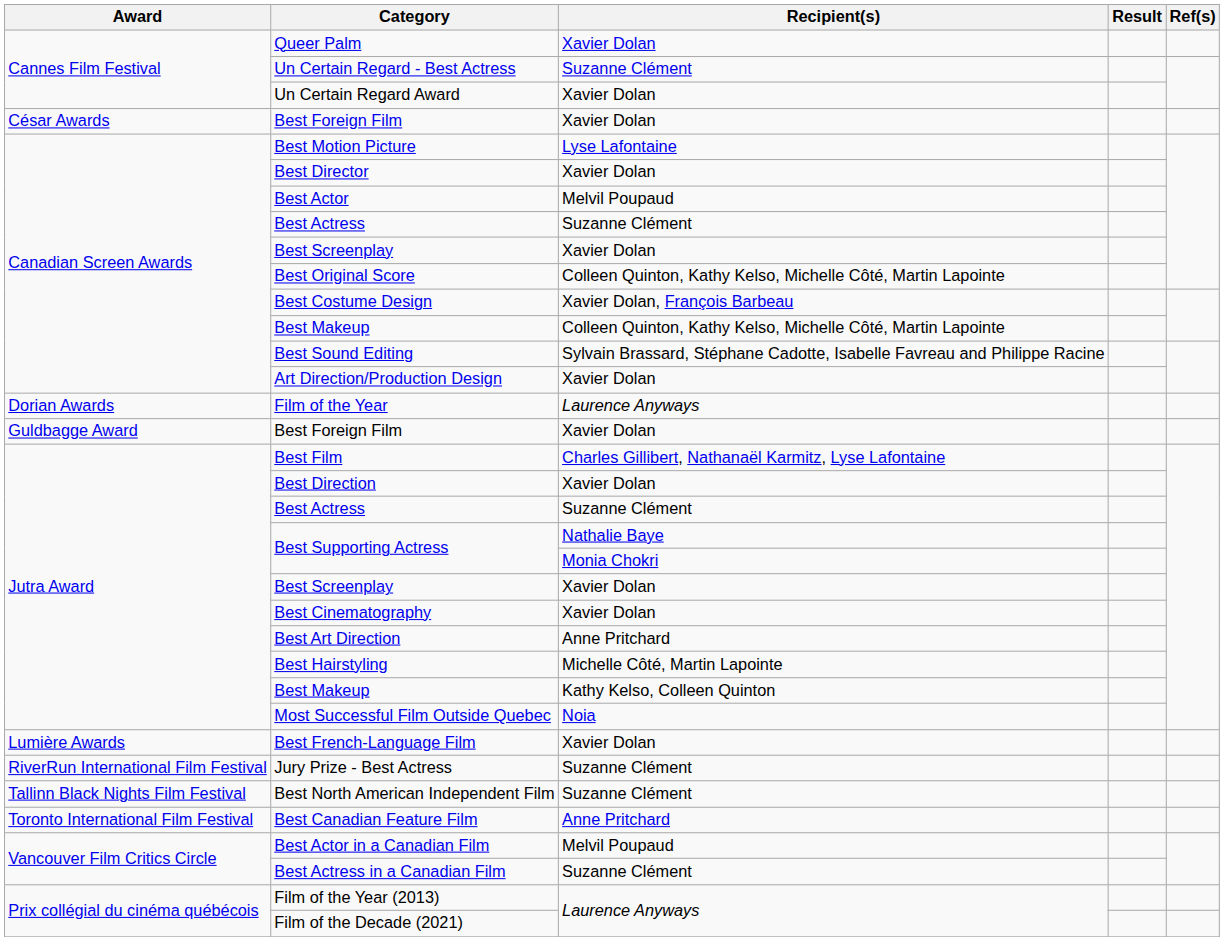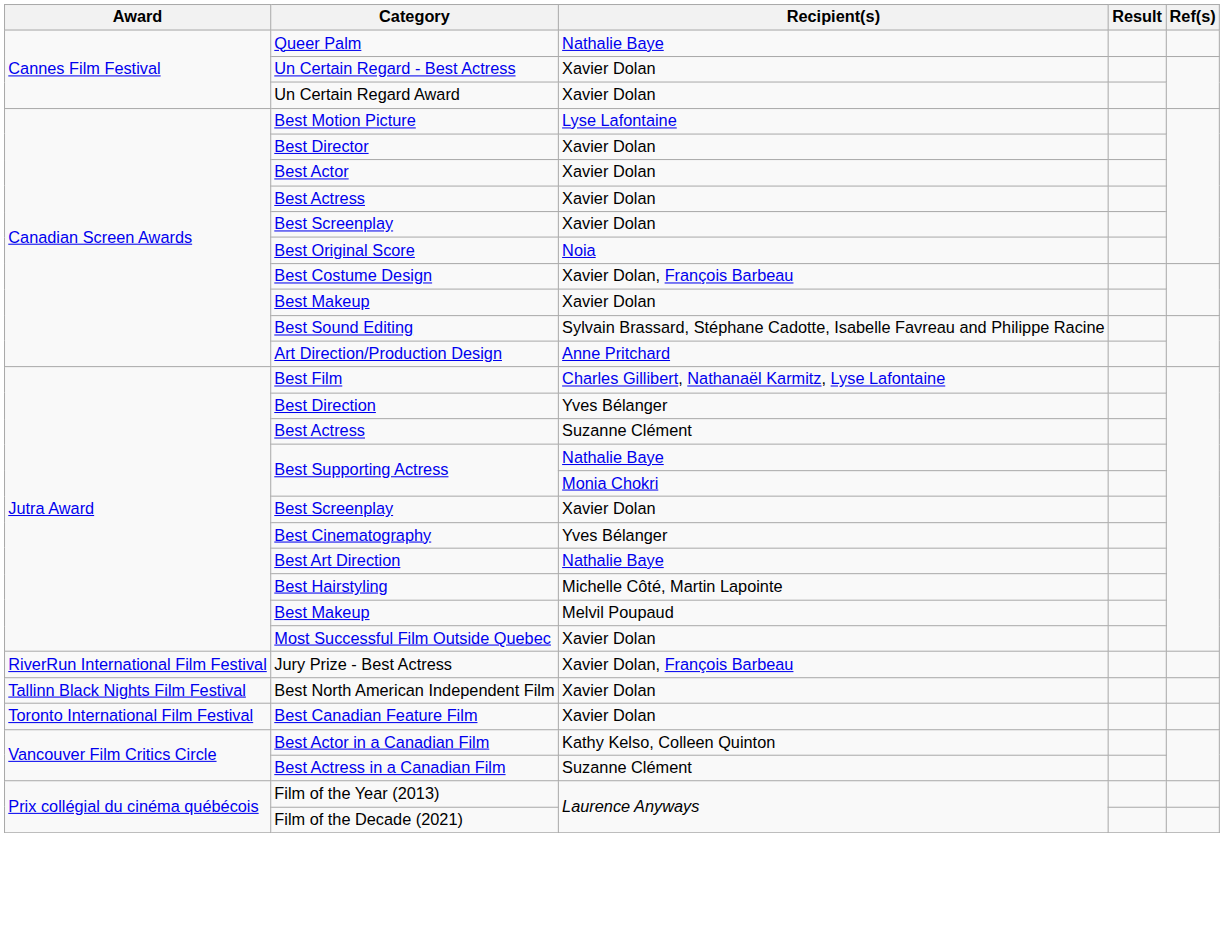(609, 43) Xavier Dolan -> (613, 43) Nathalie Baye
(627, 69) Suzanne Clément -> (609, 69) Xavier Dolan
- row: (59, 120)
(618, 198) Melvil Poupaud -> (609, 172) Xavier Dolan
(627, 224) Suzanne Clément -> (609, 198) Xavier Dolan
(783, 276) Colleen Quinton, Kathy Kelso, Michelle Côté, Martin Lapointe -> (579, 250) Noia
(783, 328) Colleen Quinton, Kathy Kelso, Michelle Côté, Martin Lapointe -> (609, 302) Xavier Dolan
(609, 379) Xavier Dolan -> (616, 353) Anne Pritchard
- row: (61, 405)
- row: (73, 431)
(609, 483) Xavier Dolan -> (615, 405) Yves Bélanger
(609, 612) Xavier Dolan -> (615, 535) Yves Bélanger
(616, 638) Anne Pritchard -> (613, 560) Nathalie Baye
(669, 690) Kathy Kelso, Colleen Quinton -> (618, 612) Melvil Poupaud
(579, 716) Noia -> (609, 638) Xavier Dolan
- row: (67, 742)
(627, 768) Suzanne Clément -> (678, 664) Xavier Dolan, François Barbeau
(627, 793) Suzanne Clément -> (609, 690) Xavier Dolan
(616, 819) Anne Pritchard -> (609, 716) Xavier Dolan
(618, 845) Melvil Poupaud -> (669, 742) Kathy Kelso, Colleen Quinton
